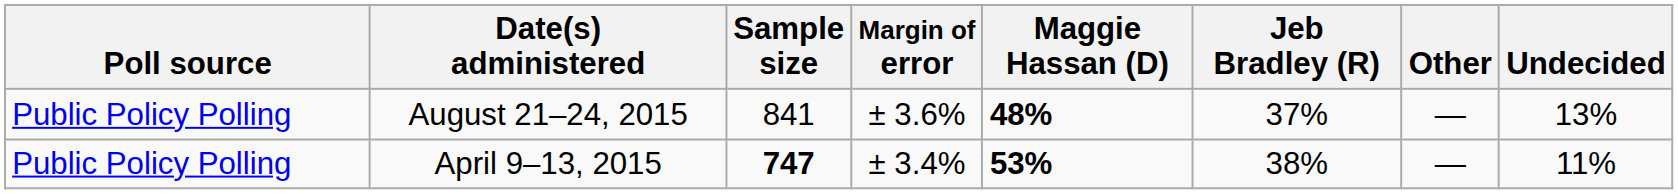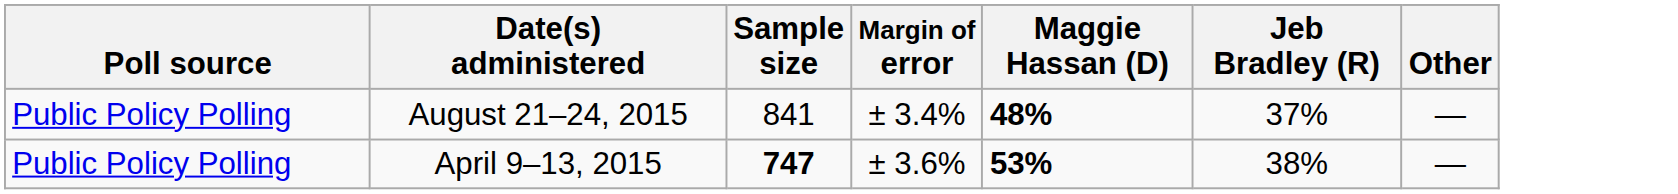- column: (1586, 64)
(917, 113) ± 3.6% -> (917, 113) ± 3.4%
(917, 163) ± 3.4% -> (917, 163) ± 3.6%
